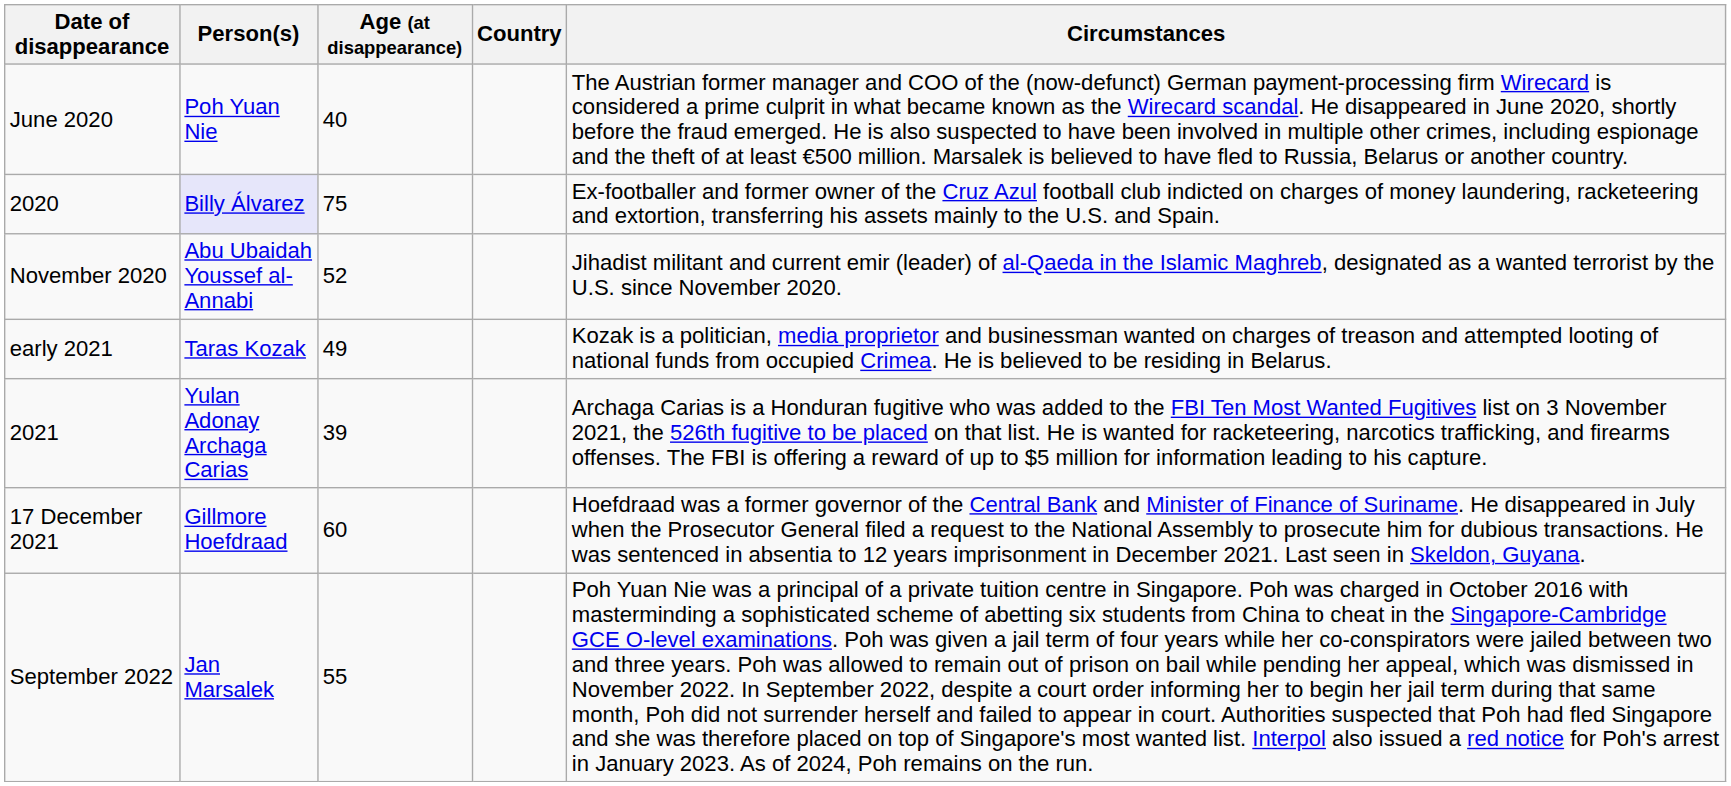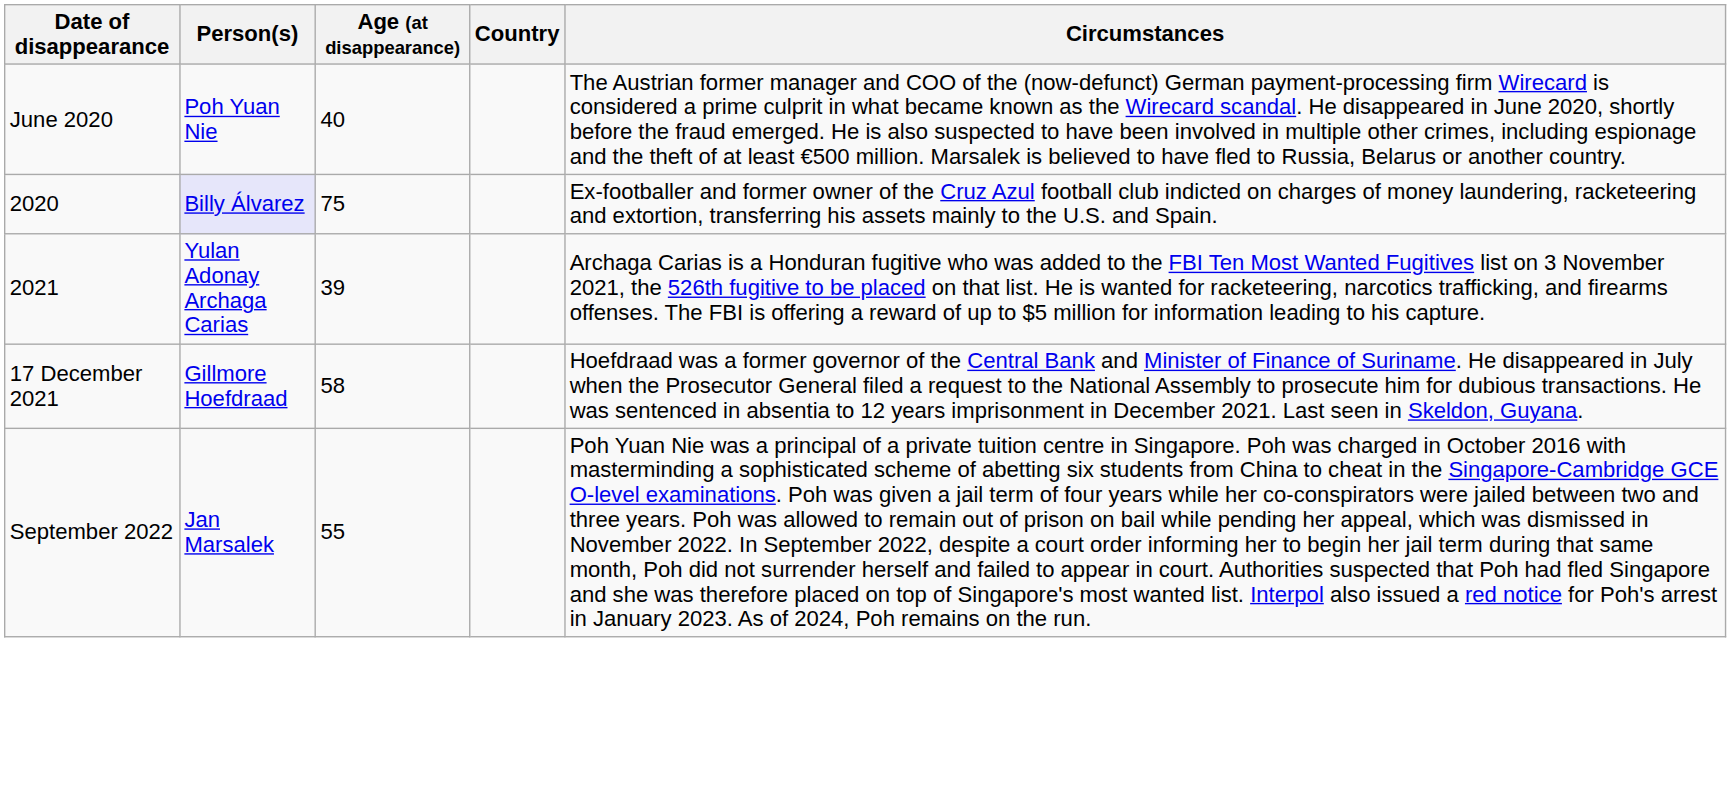- row: (88, 276)
- row: (61, 348)
(335, 530) 60 -> (333, 385) 58
